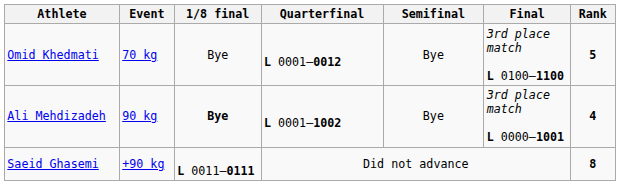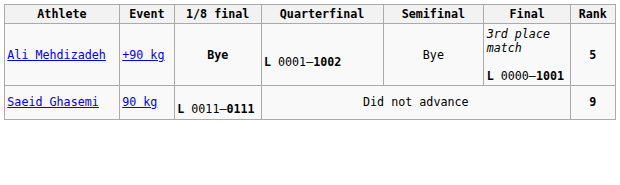- row: (53, 55)
(140, 116) 90 kg -> (143, 55) +90 kg
(593, 116) 4 -> (593, 55) 5
(143, 164) +90 kg -> (140, 102) 90 kg
(593, 164) 8 -> (593, 102) 9
